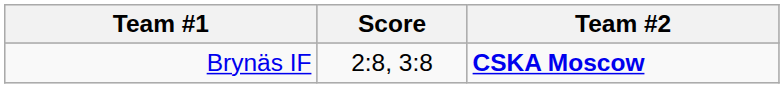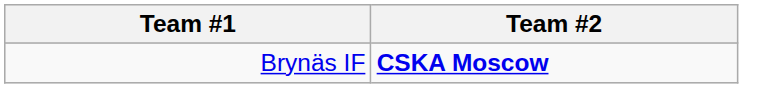- column: (392, 23)
